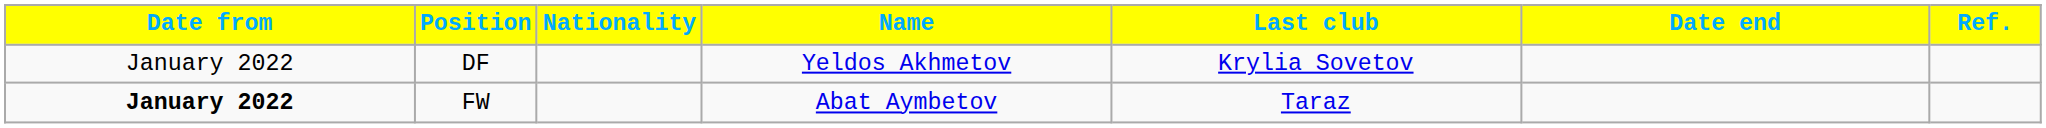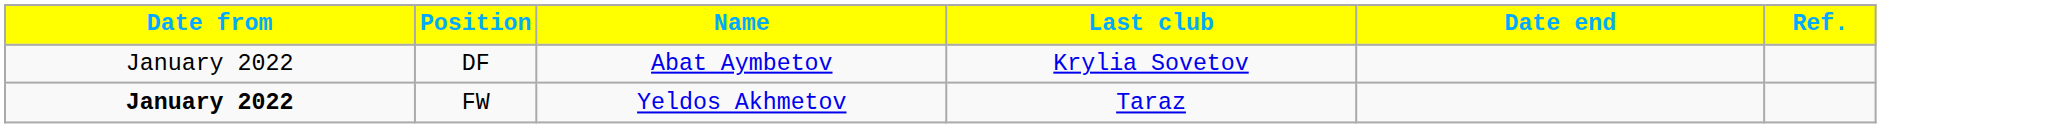- column: (620, 24)
(907, 63) Yeldos Akhmetov -> (742, 63) Abat Aymbetov
(907, 102) Abat Aymbetov -> (742, 102) Yeldos Akhmetov
